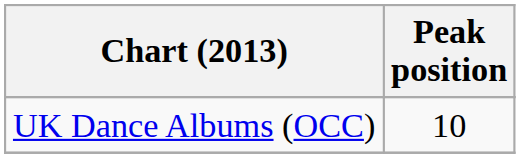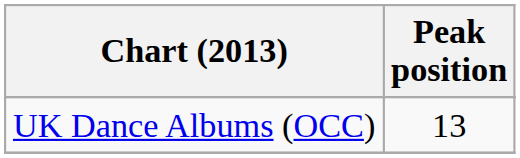(449, 124) 10 -> (449, 124) 13
